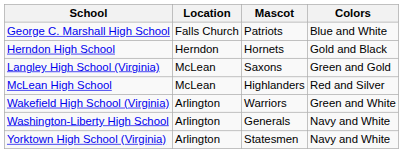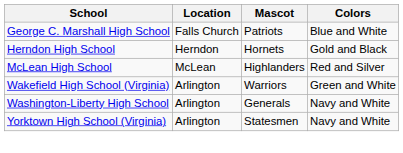- row: (83, 67)
